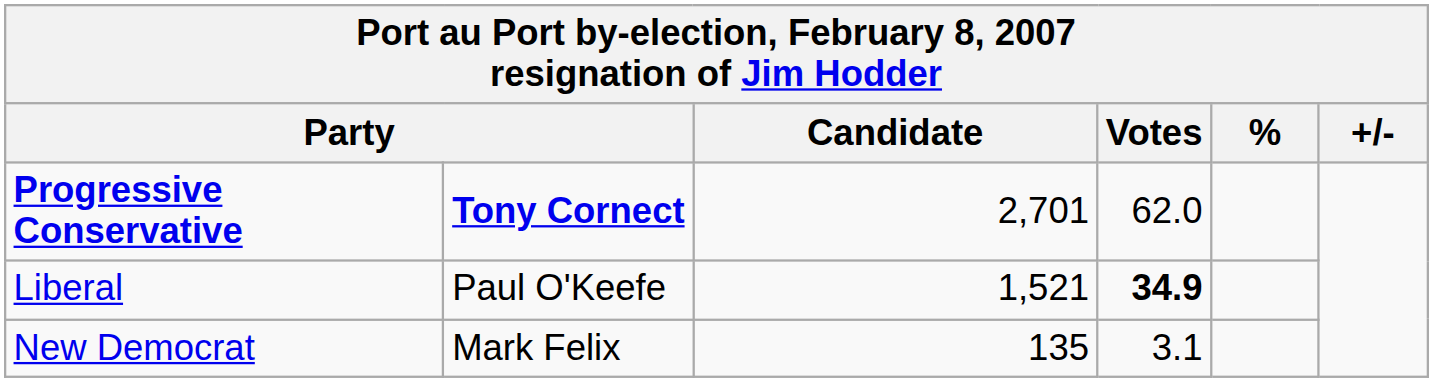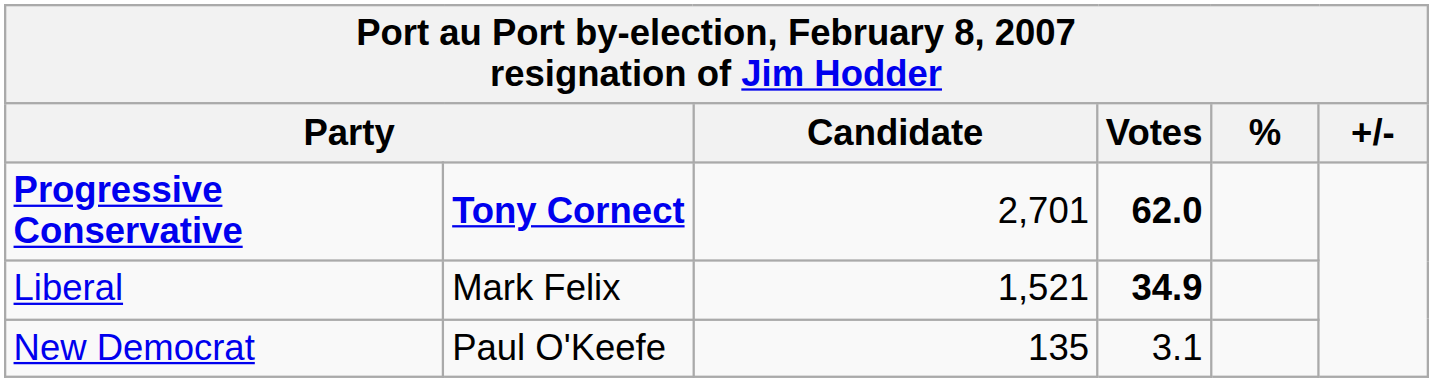(1167, 210) normal -> (1167, 210) bold
(559, 289) Paul O'Keefe -> (536, 289) Mark Felix
(536, 346) Mark Felix -> (559, 346) Paul O'Keefe
